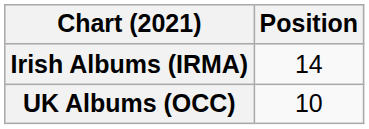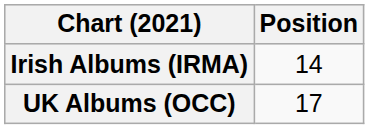(309, 103) 10 -> (309, 103) 17
